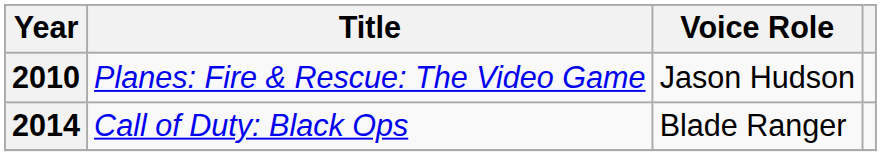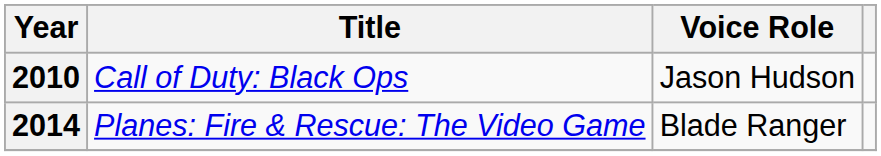(370, 77) Planes: Fire & Rescue: The Video Game -> (251, 77) Call of Duty: Black Ops
(251, 125) Call of Duty: Black Ops -> (370, 125) Planes: Fire & Rescue: The Video Game
